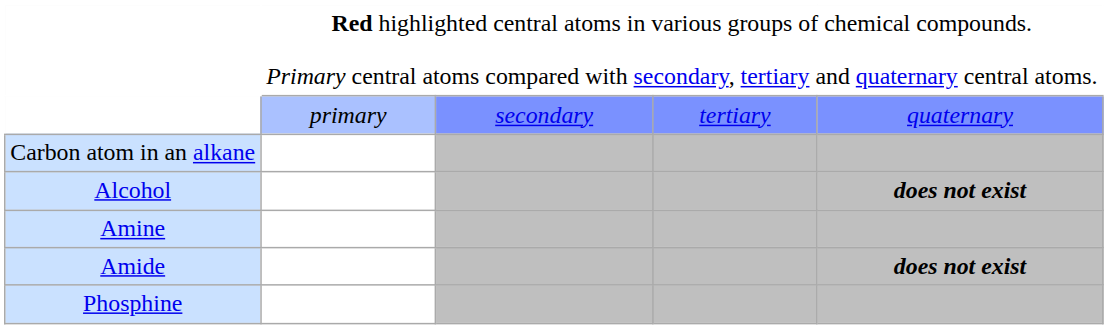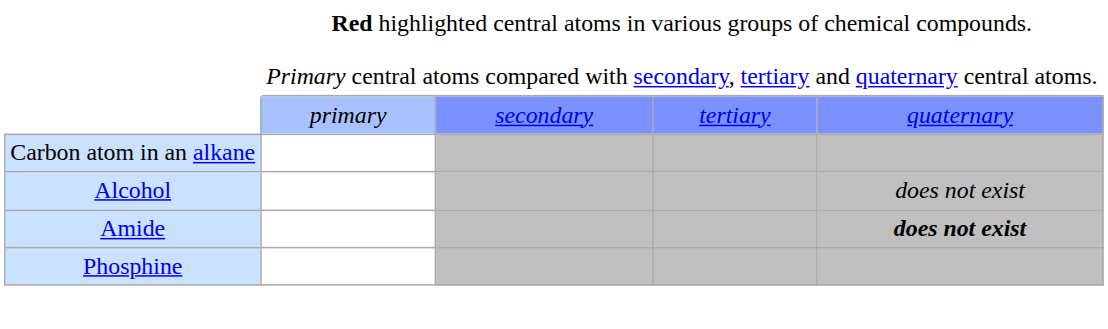(960, 190) bold -> (960, 190) normal
- row: (133, 228)
